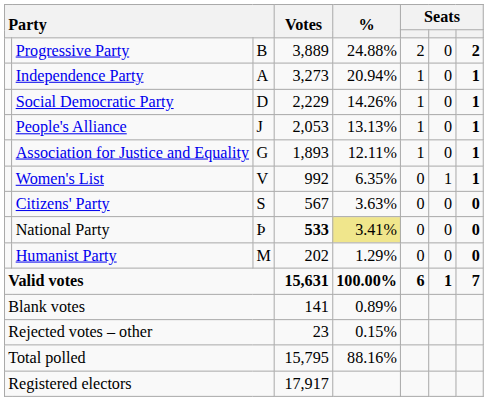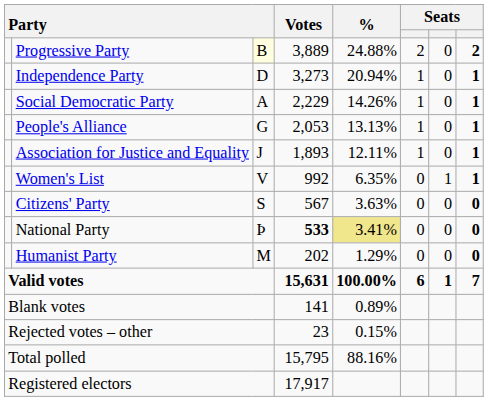(262, 50) no background -> (262, 50) lightyellow background
(262, 76) A -> (262, 76) D
(262, 101) D -> (262, 101) A
(260, 127) J -> (262, 127) G
(262, 152) G -> (260, 152) J
